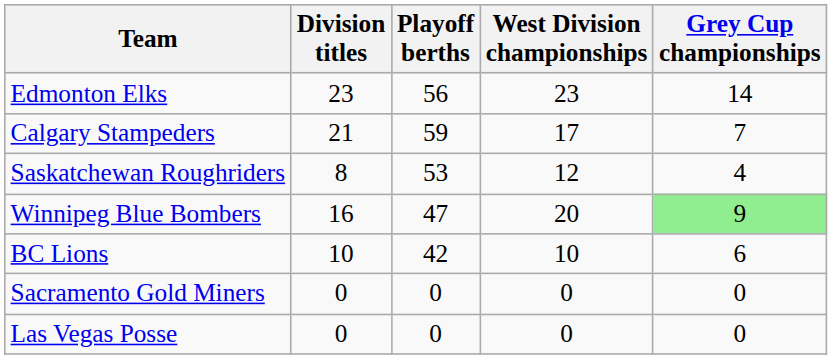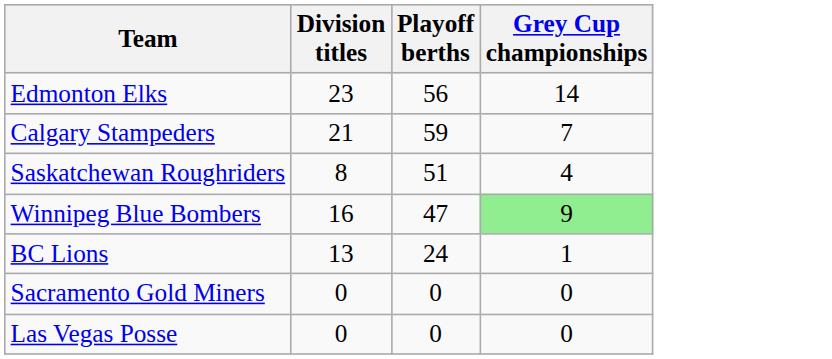- column: (567, 38)
(436, 173) 53 -> (436, 173) 51
(341, 253) 10 -> (341, 253) 13
(436, 253) 42 -> (436, 253) 24
(740, 253) 6 -> (567, 253) 1
